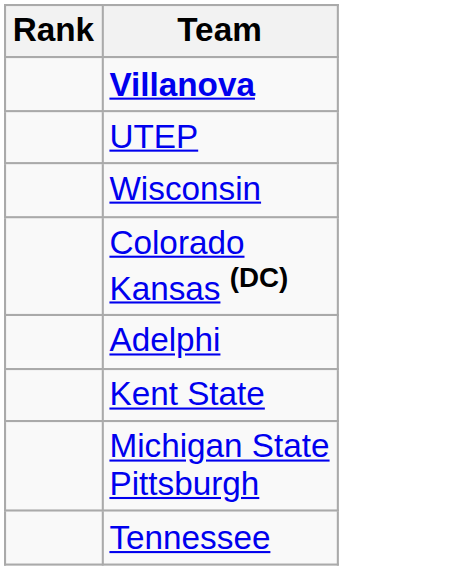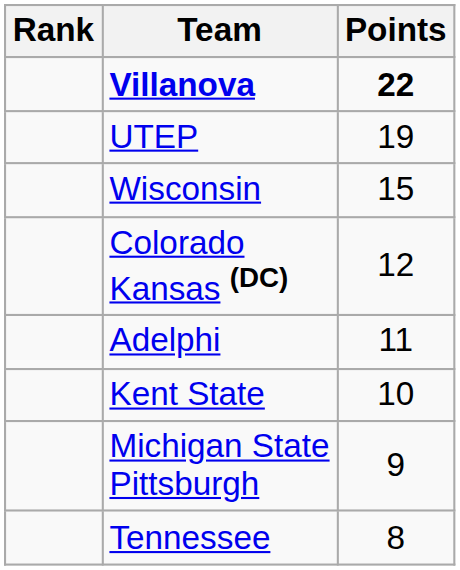+ column: (396, 30)
